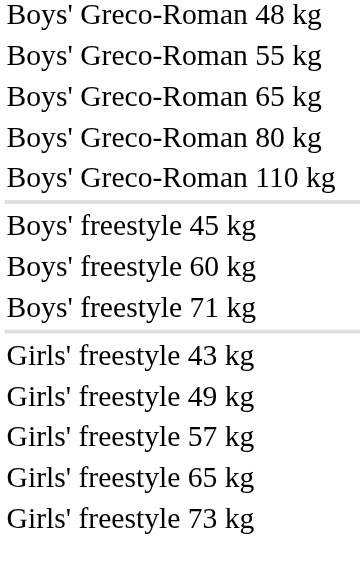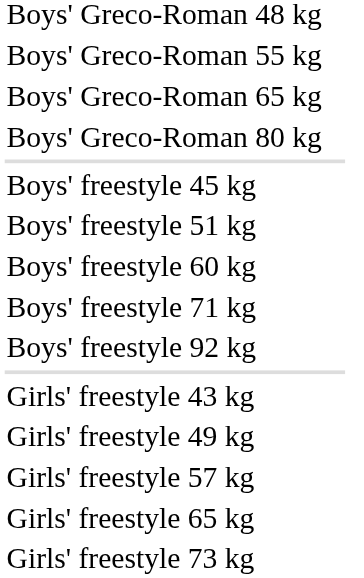- row: (171, 177)
+ row: (131, 225)
+ row: (131, 347)
